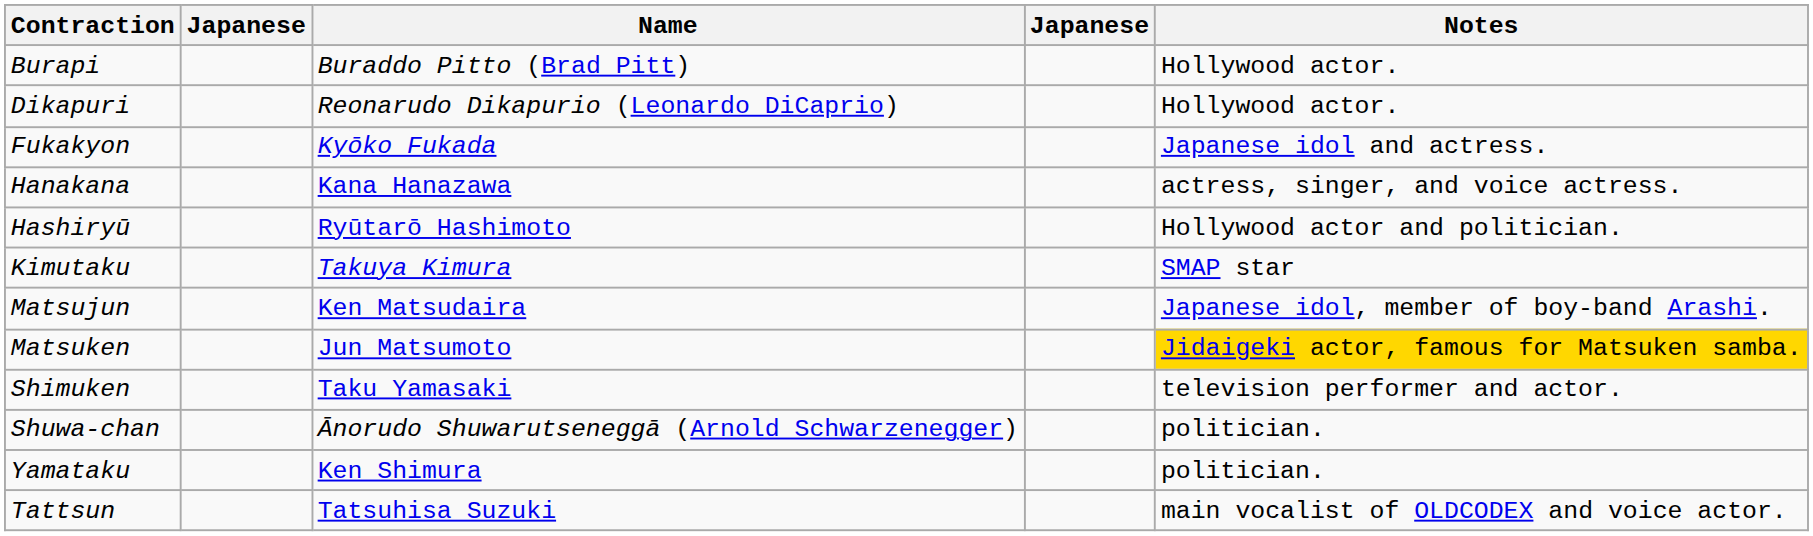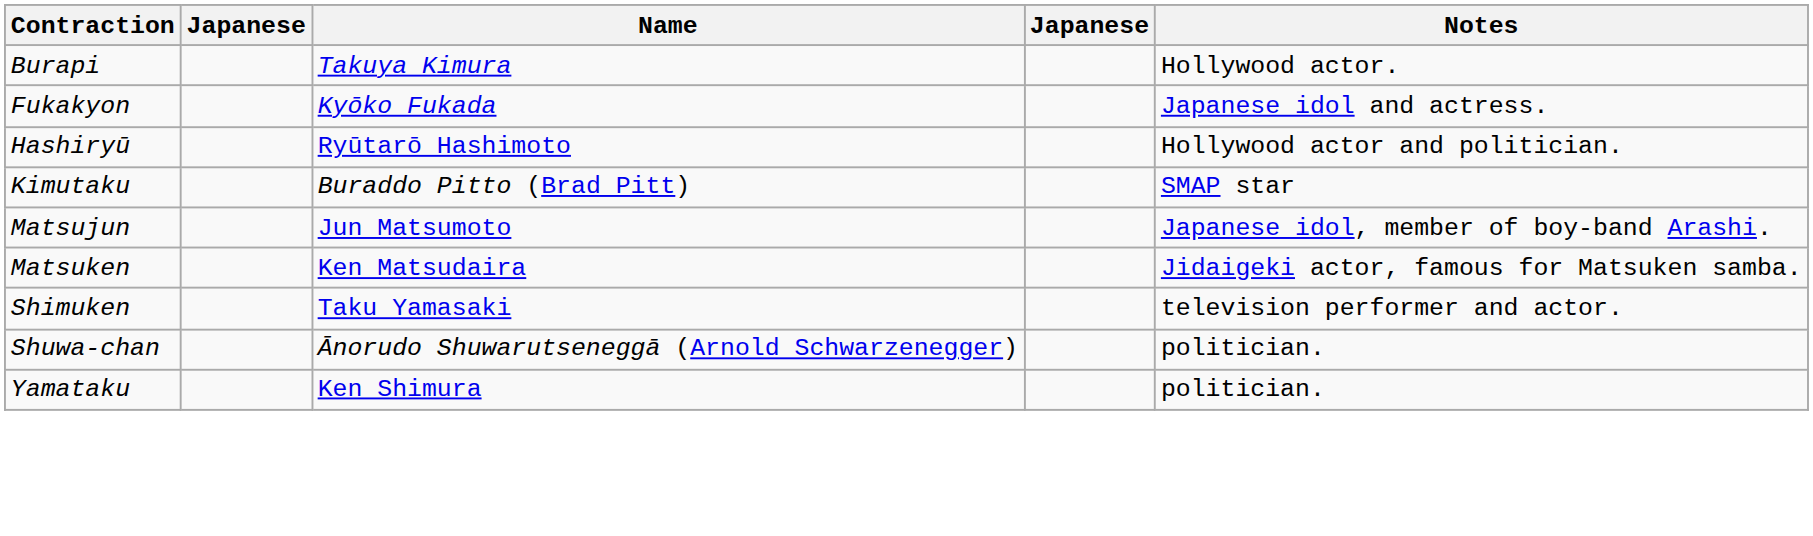(504, 66) Buraddo Pitto (Brad Pitt) -> (415, 66) Takuya Kimura
- row: (70, 106)
- row: (70, 187)
(415, 268) Takuya Kimura -> (504, 187) Buraddo Pitto (Brad Pitt)
(422, 308) Ken Matsudaira -> (415, 228) Jun Matsumoto
(415, 349) Jun Matsumoto -> (422, 268) Ken Matsudaira
(1481, 349) gold background -> (1481, 268) no background
- row: (63, 511)
